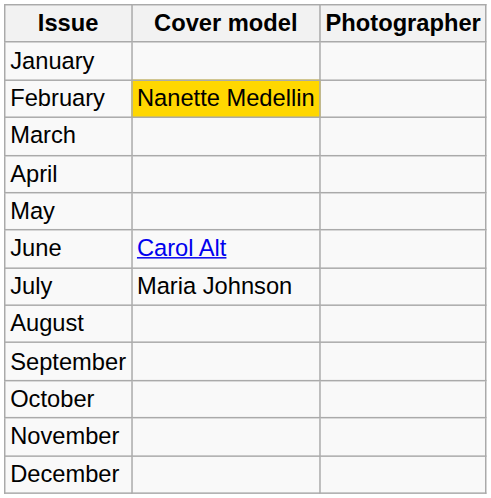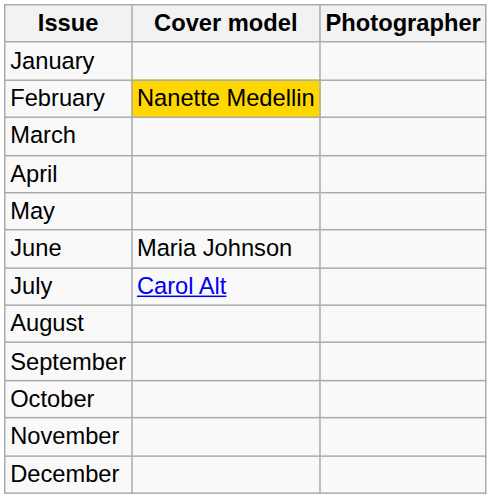(182, 248) Carol Alt -> (215, 248) Maria Johnson
(215, 286) Maria Johnson -> (182, 286) Carol Alt
